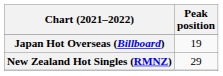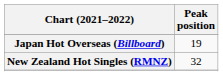(196, 61) 29 -> (196, 61) 32
